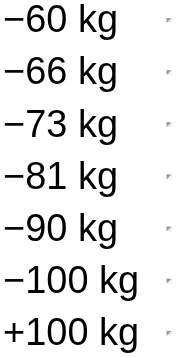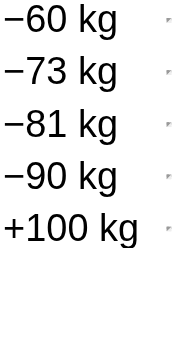- row: (61, 71)
- row: (71, 280)
